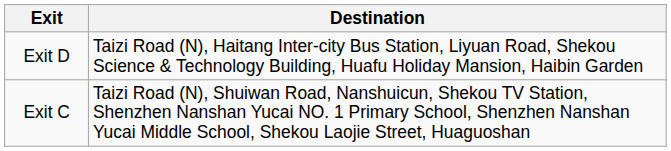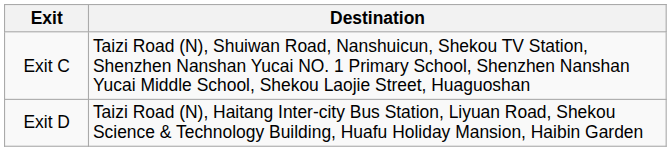rows swapped: (47, 112) <-> (47, 55)
